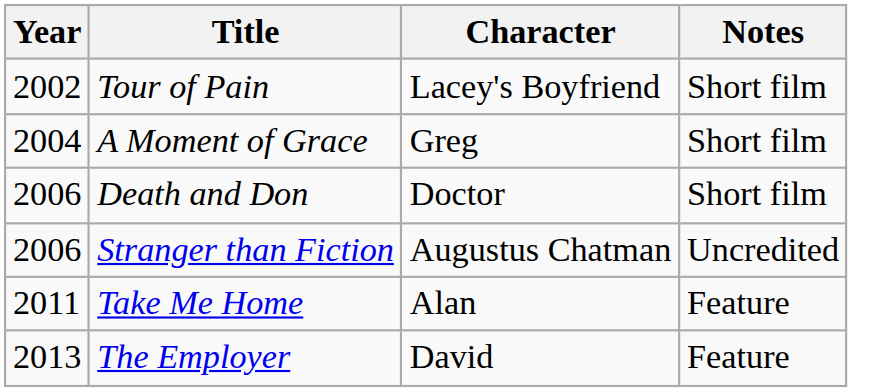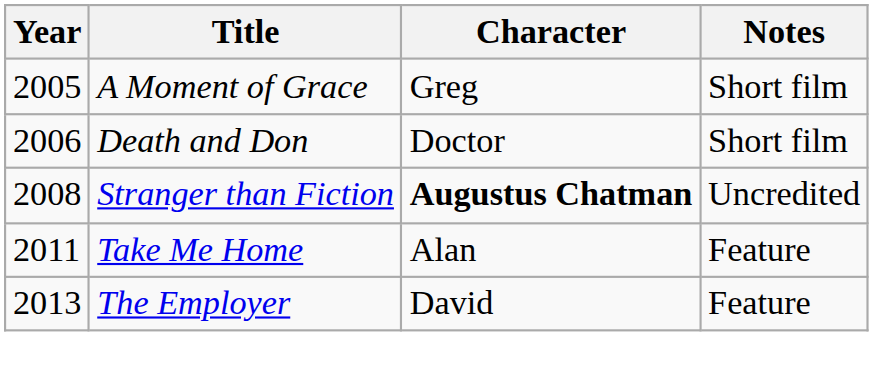- row: (183, 85)
(47, 140) 2004 -> (47, 85) 2005
(47, 248) 2006 -> (47, 194) 2008
(541, 248) normal -> (551, 194) bold
